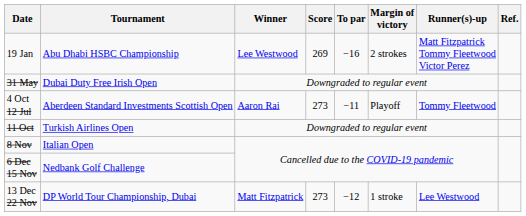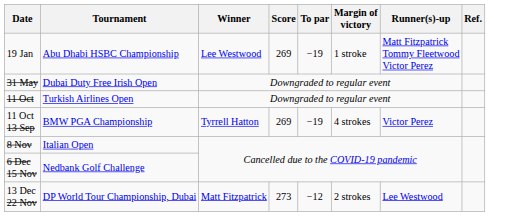(351, 53) −16 -> (315, 53) −19
(389, 53) 2 strokes -> (350, 53) 1 stroke
- row: (19, 105)
+ row: (21, 122)
(387, 196) 1 stroke -> (352, 196) 2 strokes
